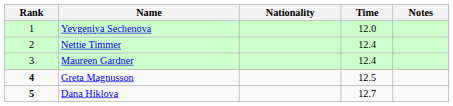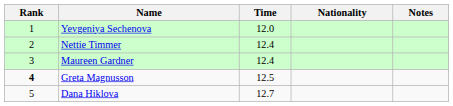columns swapped: (290, 12) <-> (367, 12)
(32, 93) bold -> (32, 93) normal
